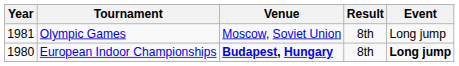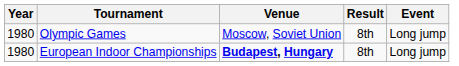(21, 33) 1981 -> (21, 33) 1980
(420, 53) bold -> (418, 53) normal
